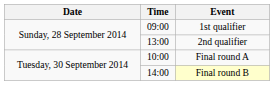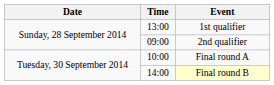(158, 27) 09:00 -> (158, 27) 13:00
(158, 42) 13:00 -> (158, 42) 09:00
